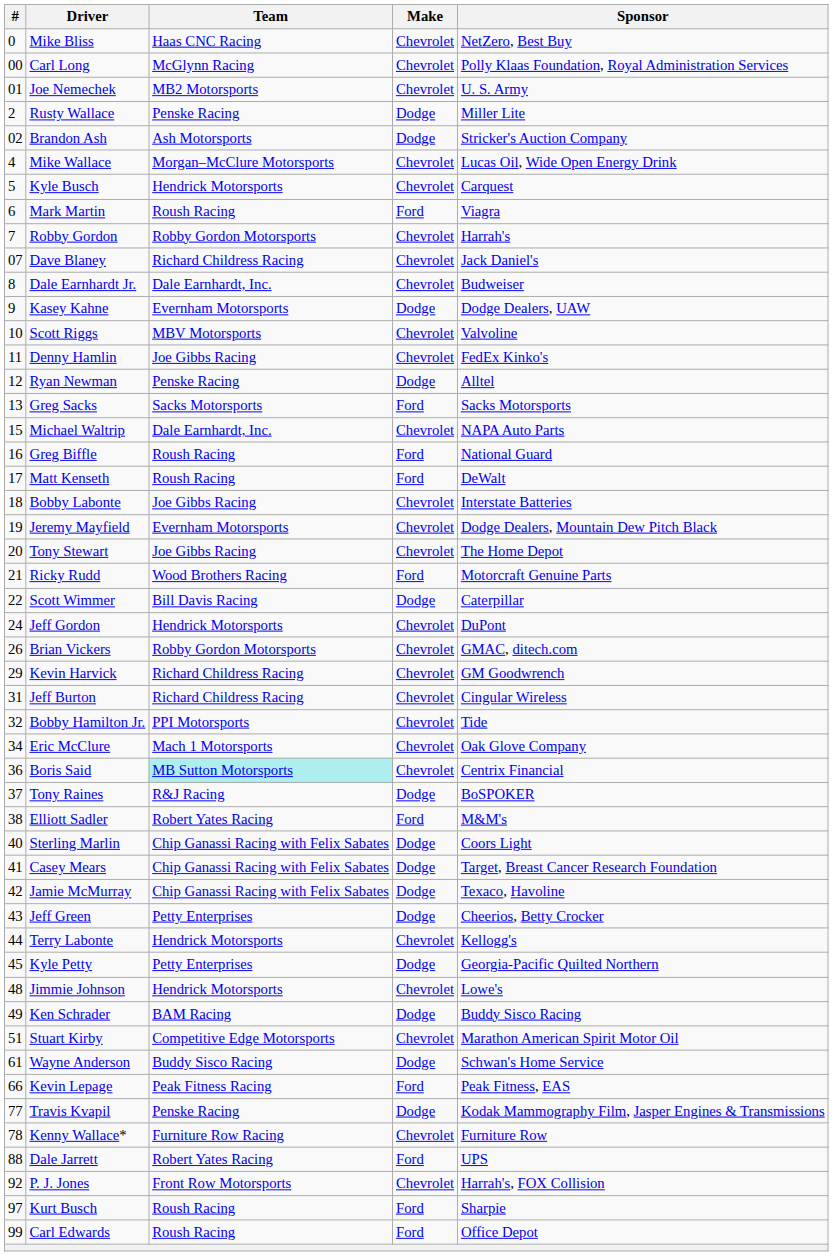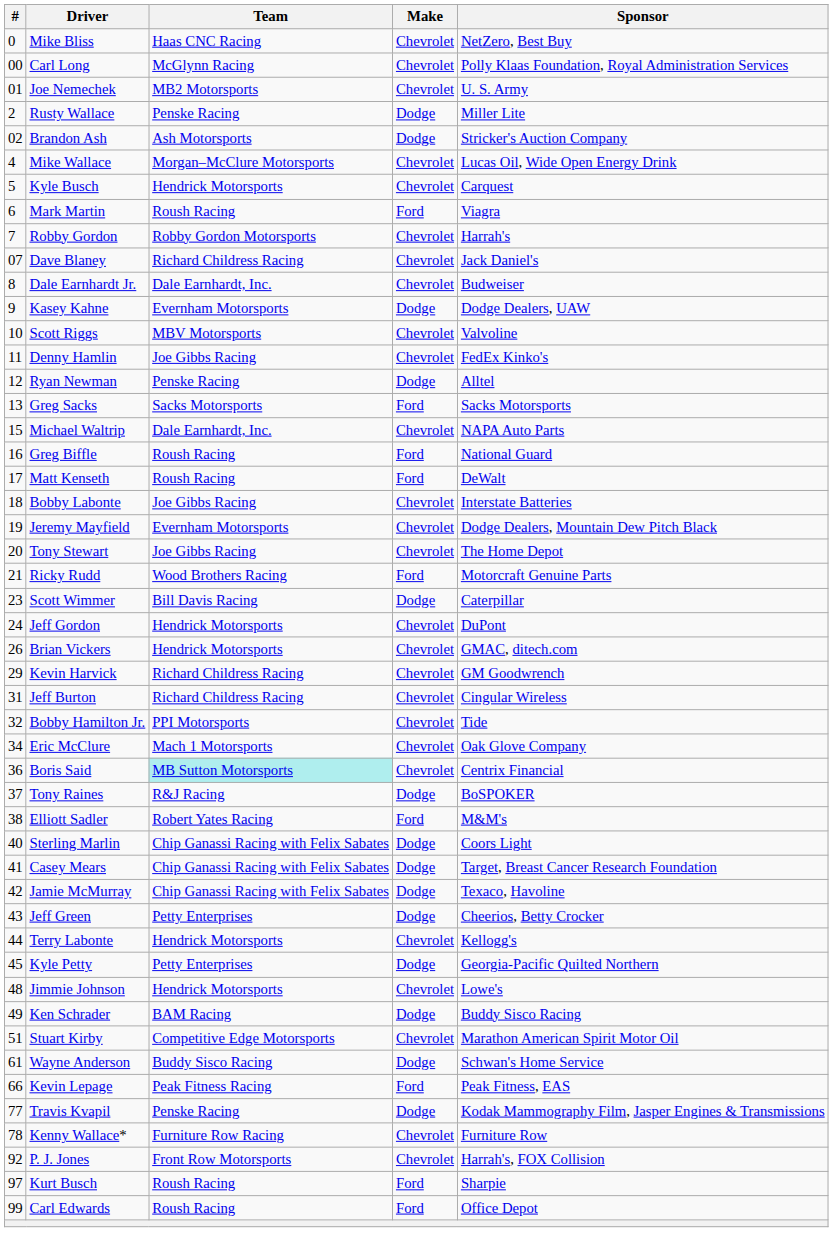(15, 600) 22 -> (15, 600) 23
(234, 648) Robby Gordon Motorsports -> (217, 648) Hendrick Motorsports
- row: (64, 1159)
